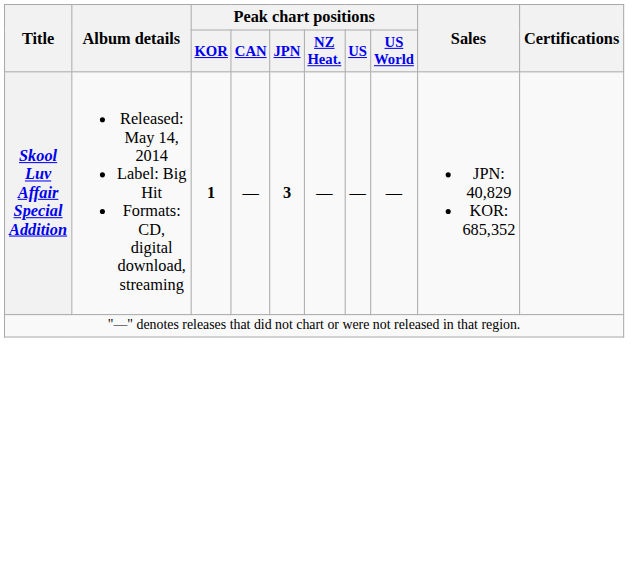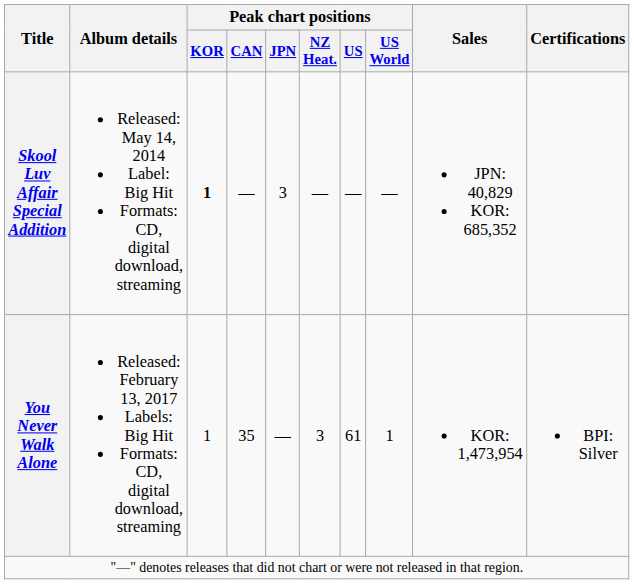(287, 193) bold -> (283, 193) normal
+ row: (37, 435)
